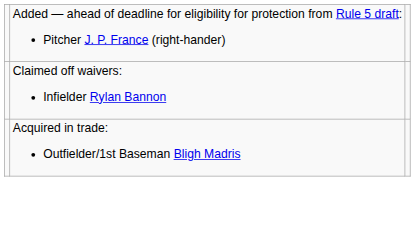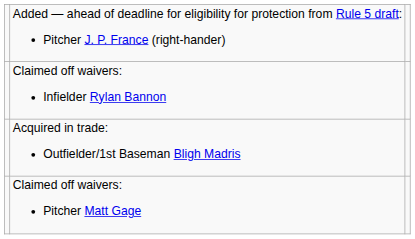+ row: (207, 199)
